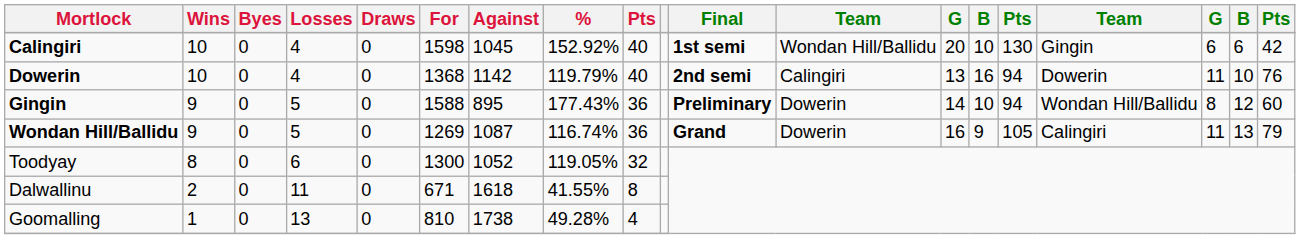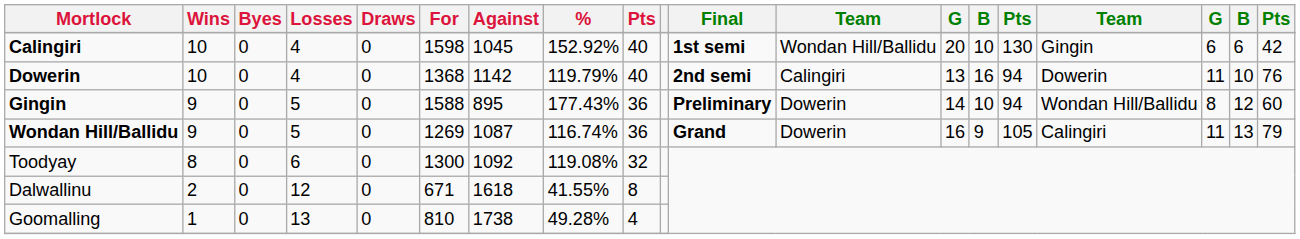(493, 161) 1052 -> (493, 161) 1092
(583, 161) 119.05% -> (583, 161) 119.08%
(300, 190) 11 -> (300, 190) 12
